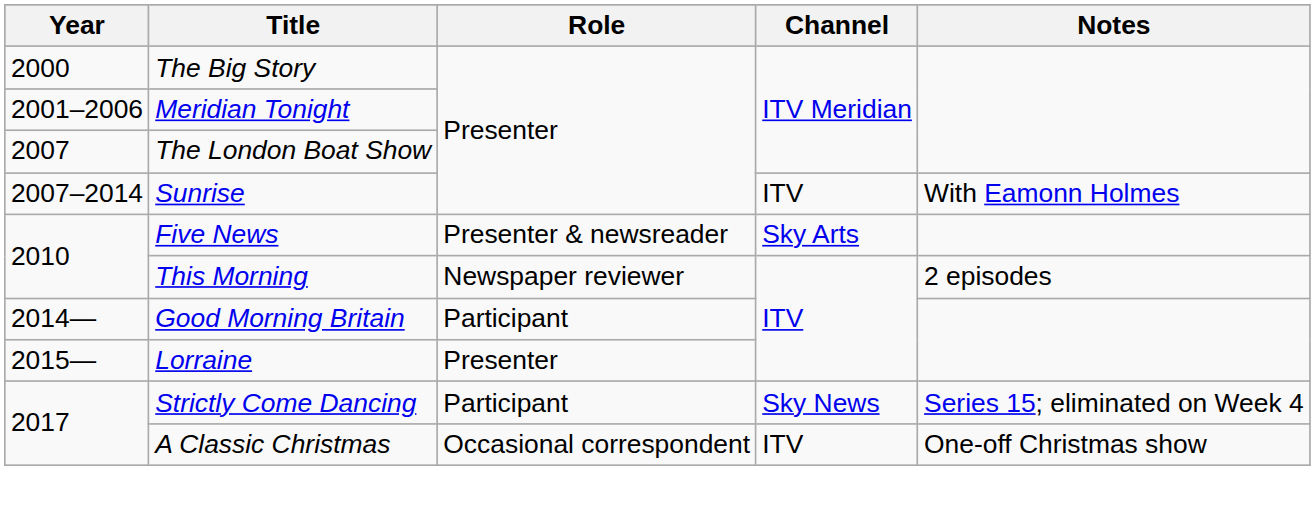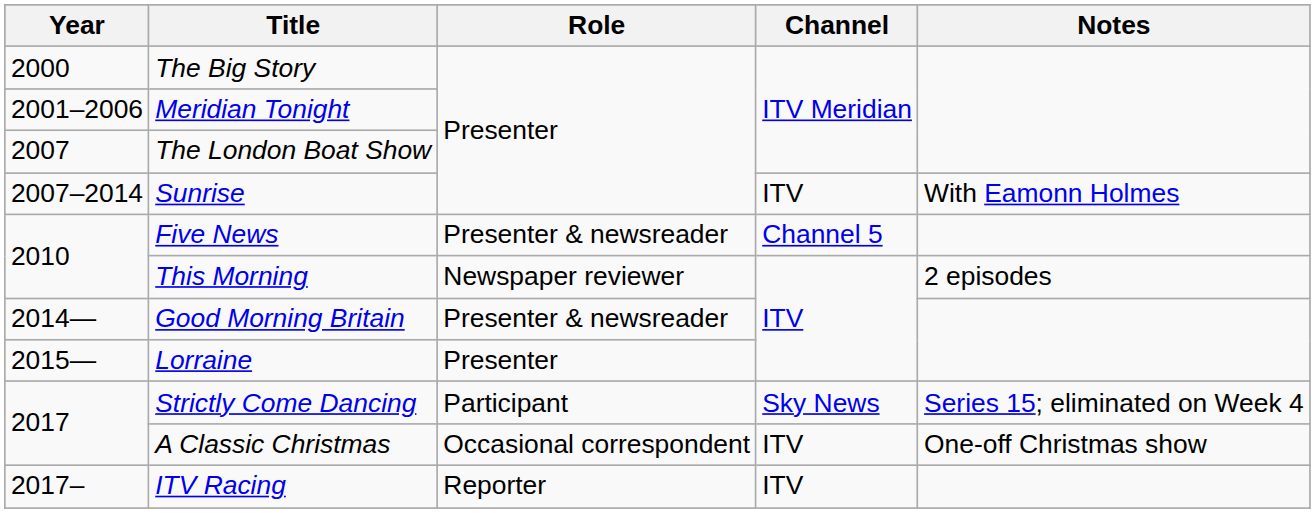(811, 234) Sky Arts -> (822, 234) Channel 5
(506, 318) Participant -> (586, 318) Presenter & newsreader
+ row: (221, 485)
